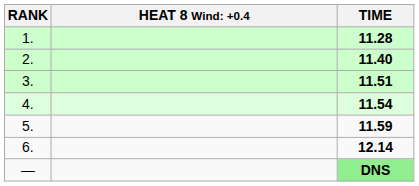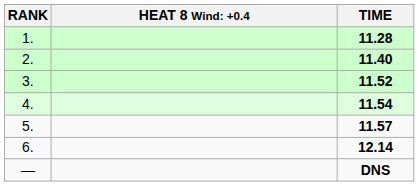(375, 82) 11.51 -> (375, 82) 11.52
(375, 126) 11.59 -> (375, 126) 11.57
(375, 170) lightgreen background -> (375, 170) no background
